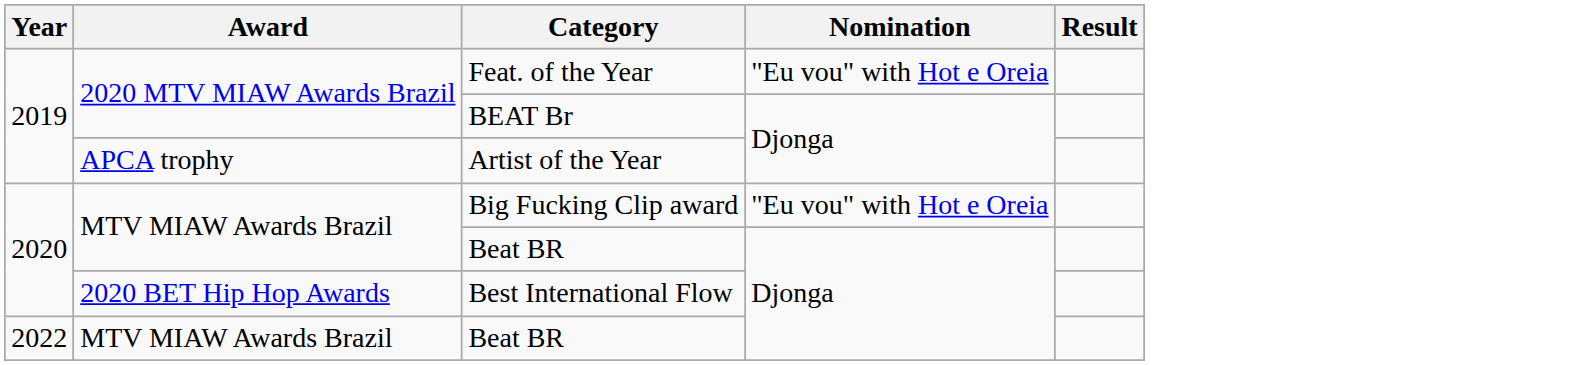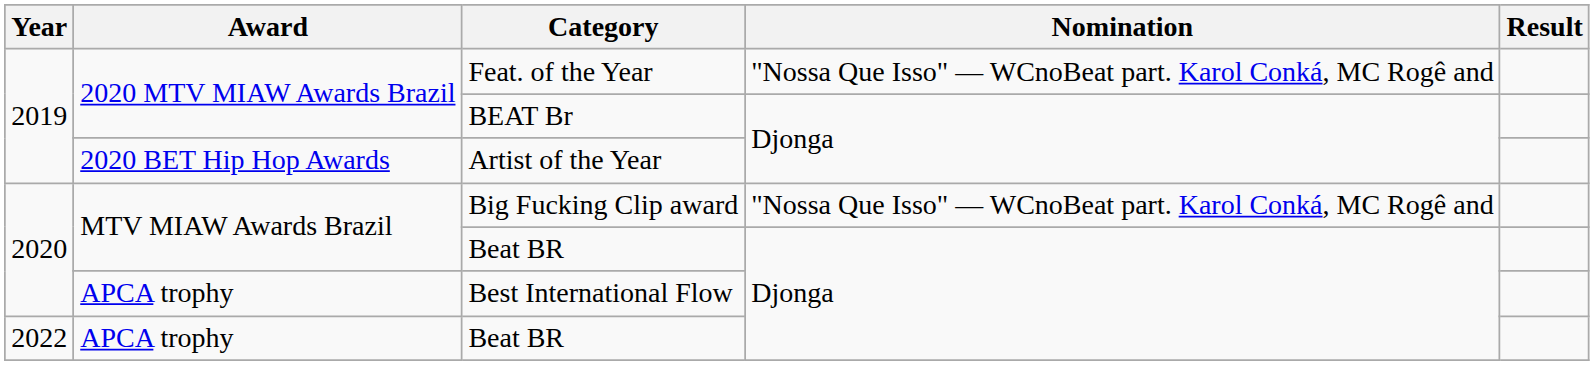(900, 71) "Eu vou" with Hot e Oreia -> (1122, 71) "Nossa Que Isso" — WCnoBeat part. Karol Conká, MC Rogê and
(157, 159) APCA trophy -> (235, 159) 2020 BET Hip Hop Awards
(900, 204) "Eu vou" with Hot e Oreia -> (1122, 204) "Nossa Que Isso" — WCnoBeat part. Karol Conká, MC Rogê and
(235, 293) 2020 BET Hip Hop Awards -> (157, 293) APCA trophy
(236, 337) MTV MIAW Awards Brazil -> (157, 337) APCA trophy
